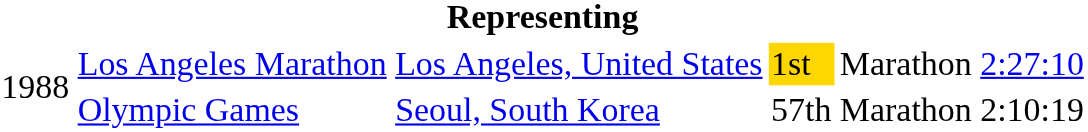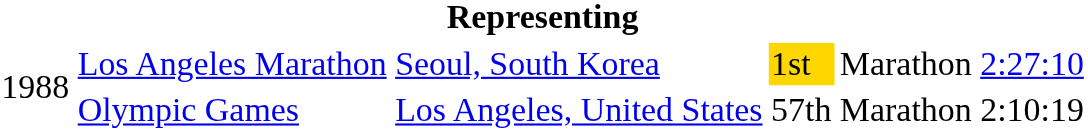(579, 63) Los Angeles, United States -> (528, 63) Seoul, South Korea
(528, 110) Seoul, South Korea -> (579, 110) Los Angeles, United States
